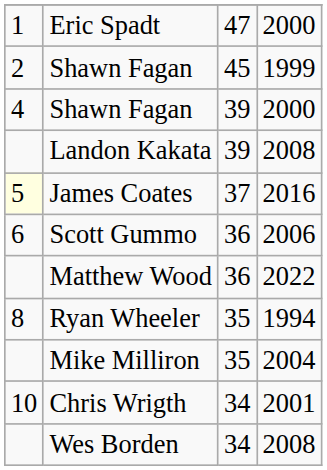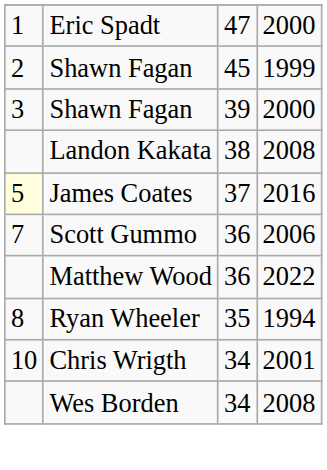(18, 109) 4 -> (18, 109) 3
(237, 151) 39 -> (237, 151) 38
(18, 234) 6 -> (18, 234) 7
- row: (125, 360)
